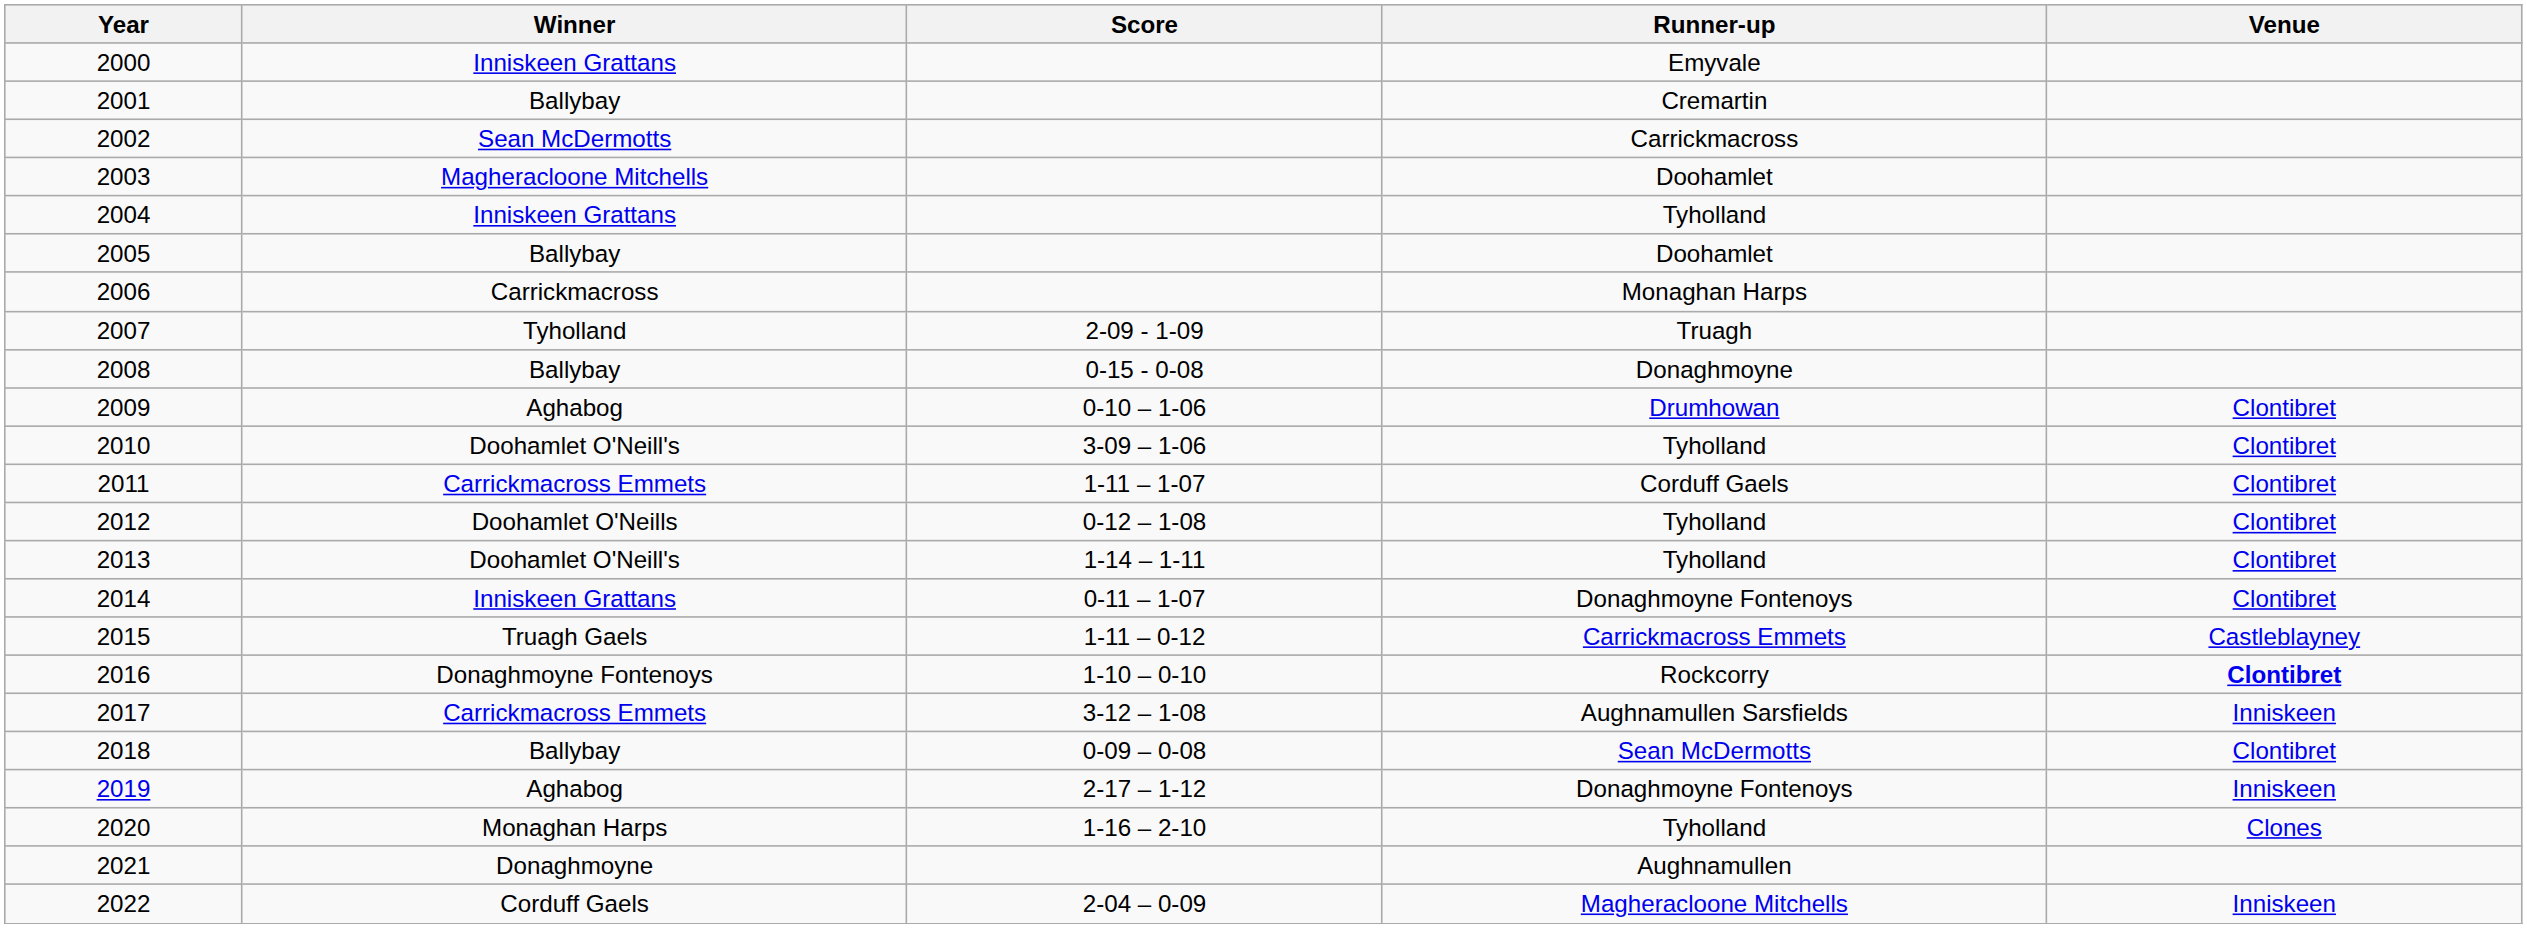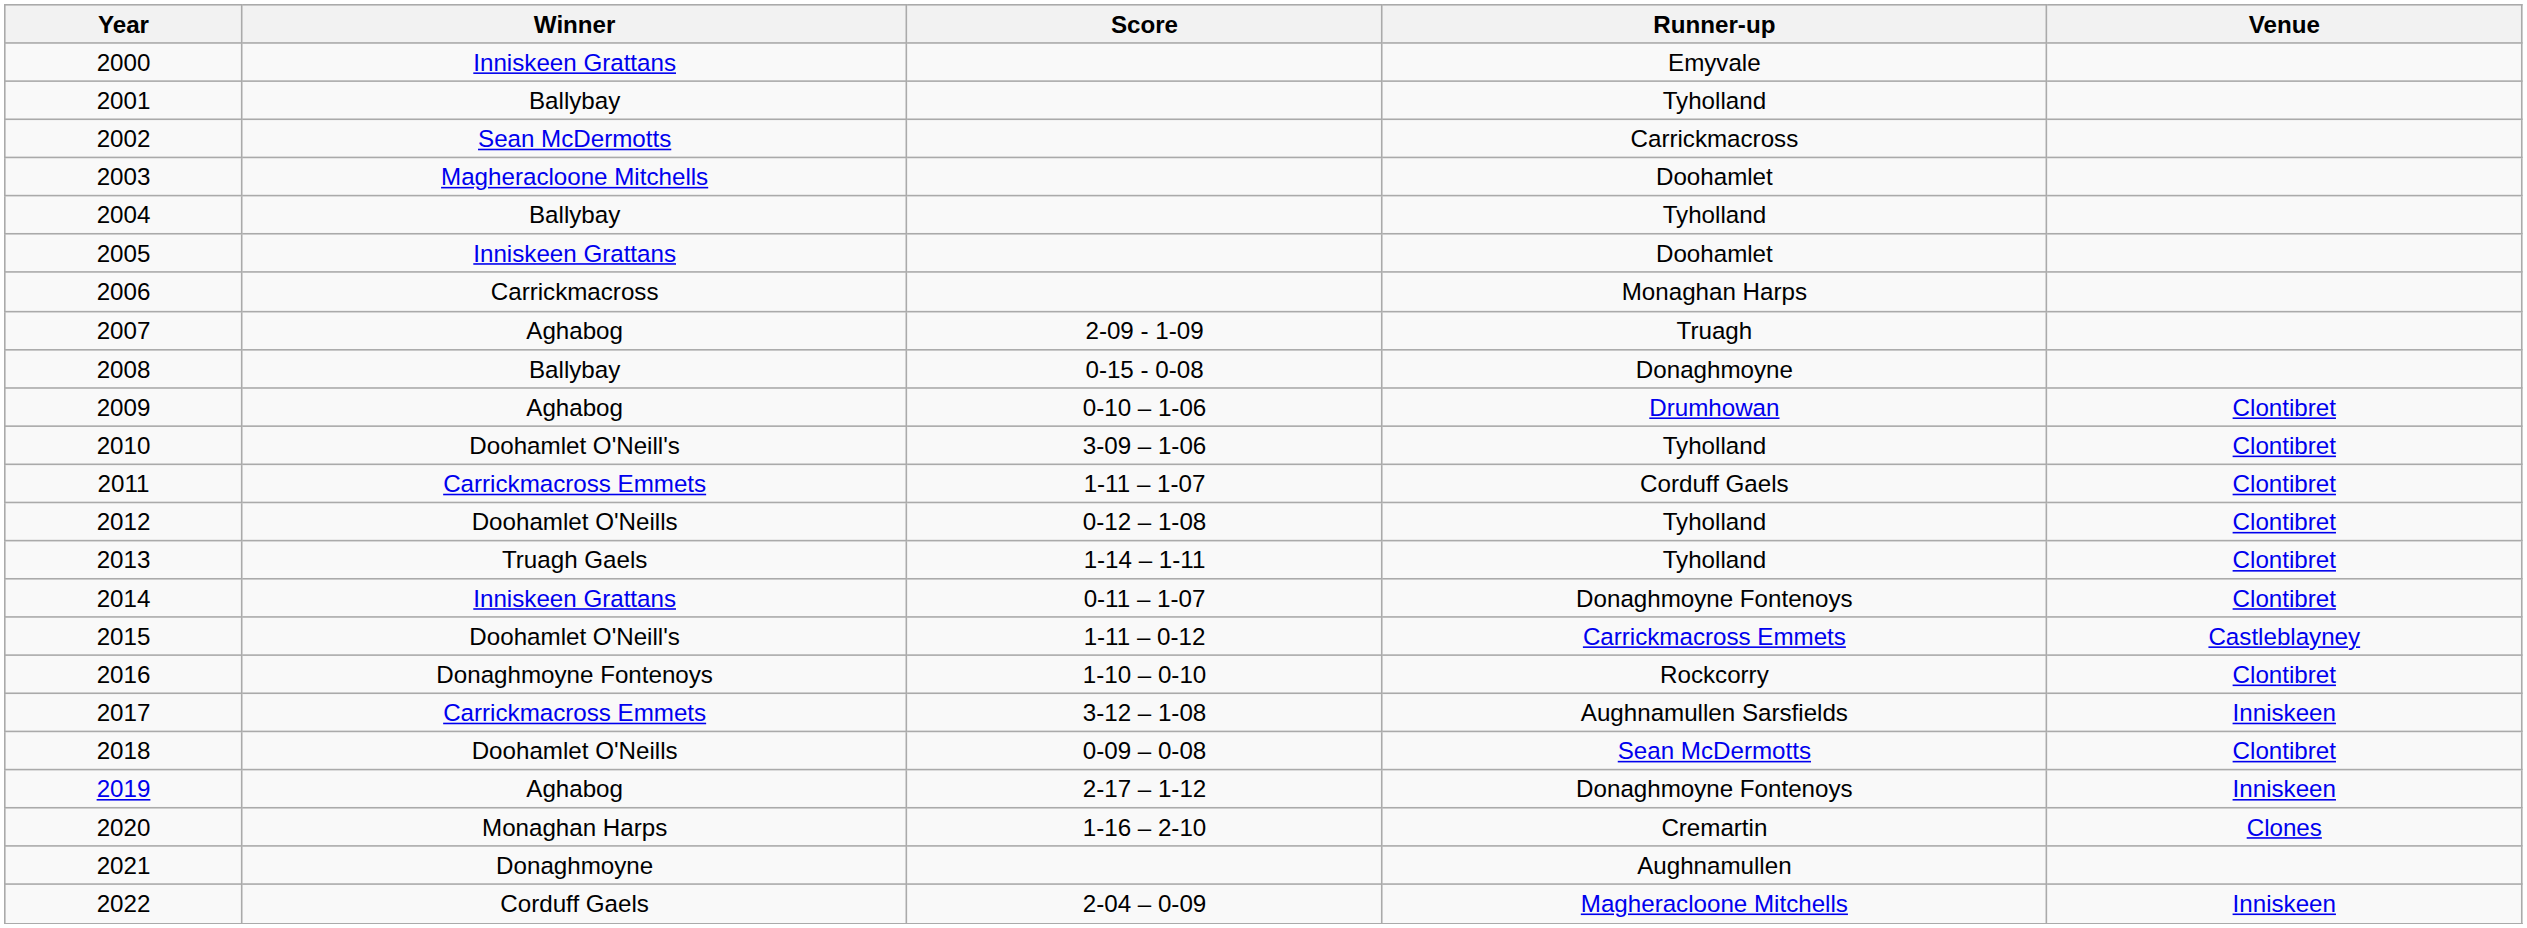(1714, 101) Cremartin -> (1714, 101) Tyholland
(575, 215) Inniskeen Grattans -> (575, 215) Ballybay
(575, 254) Ballybay -> (575, 254) Inniskeen Grattans
(575, 330) Tyholland -> (575, 330) Aghabog
(575, 560) Doohamlet O'Neill's -> (575, 560) Truagh Gaels
(575, 636) Truagh Gaels -> (575, 636) Doohamlet O'Neill's
(2284, 675) bold -> (2284, 675) normal
(575, 751) Ballybay -> (575, 751) Doohamlet O'Neills
(1714, 828) Tyholland -> (1714, 828) Cremartin
